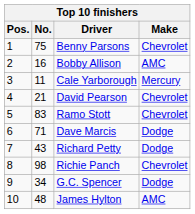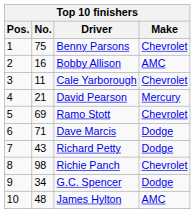(161, 81) Mercury -> (165, 81) Chevrolet
(165, 98) Chevrolet -> (161, 98) Mercury
(40, 115) 83 -> (40, 115) 69
